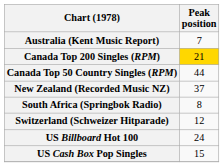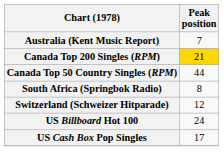- row: (92, 89)
(199, 154) 15 -> (199, 137) 17
